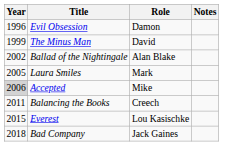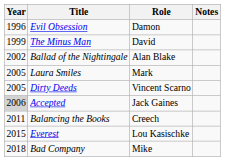+ row: (53, 88)
(142, 88) Mike -> (155, 103) Jack Gaines
(155, 133) Jack Gaines -> (142, 149) Mike
